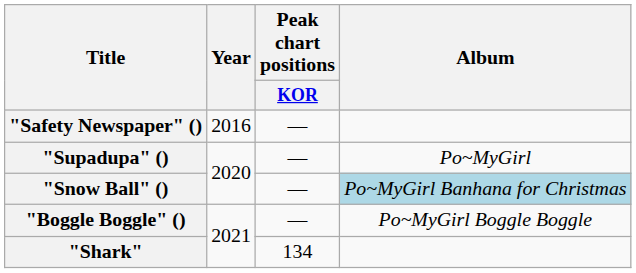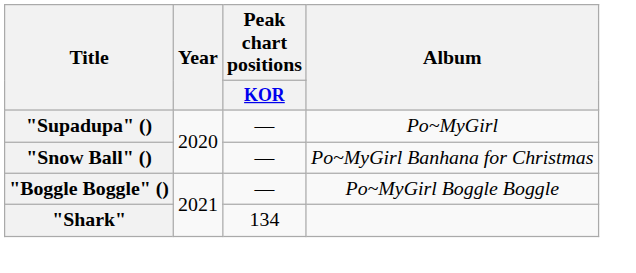- row: (106, 125)
(485, 188) lightblue background -> (452, 157) no background
